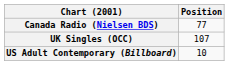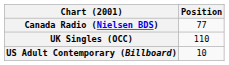(202, 39) 107 -> (202, 39) 110
